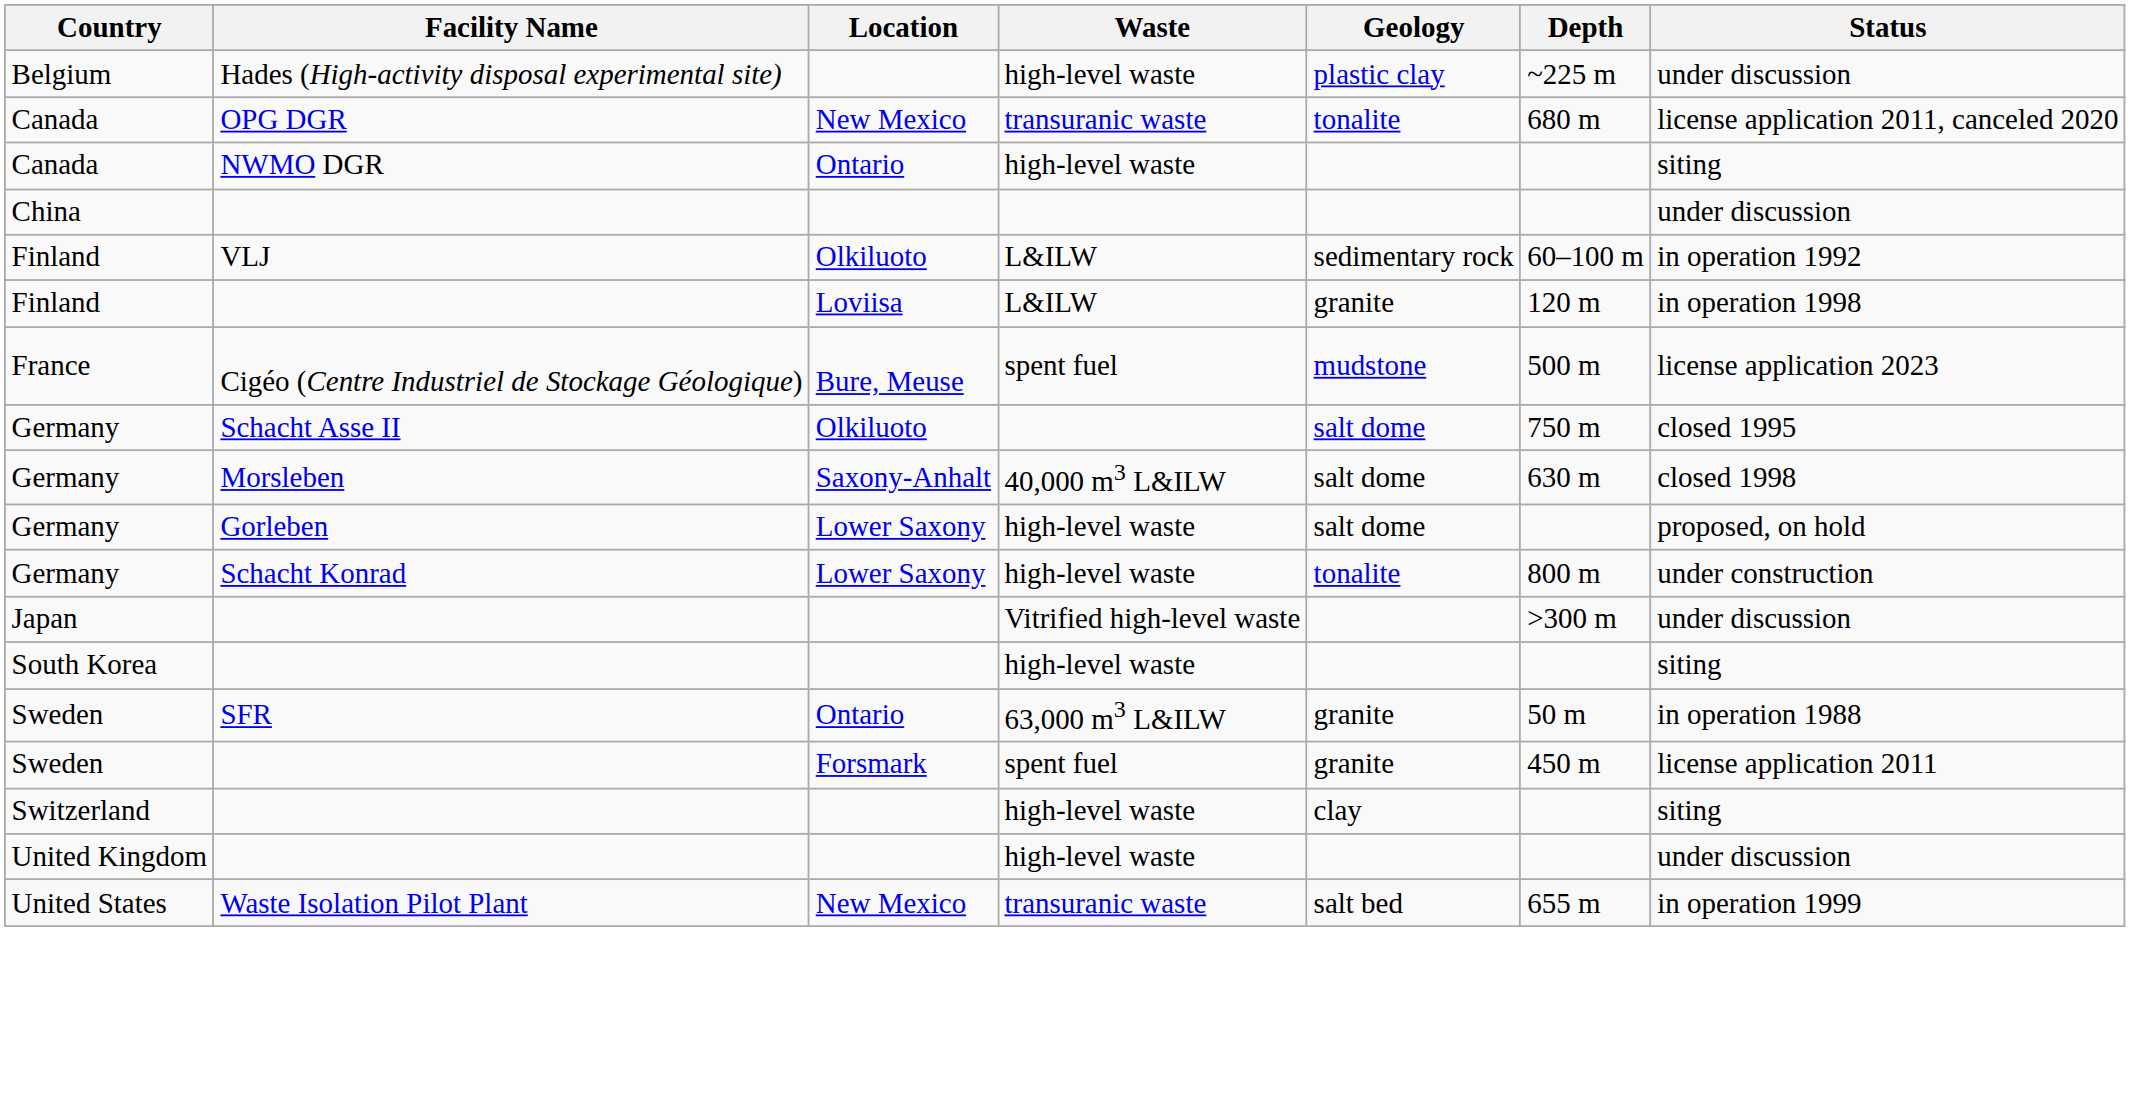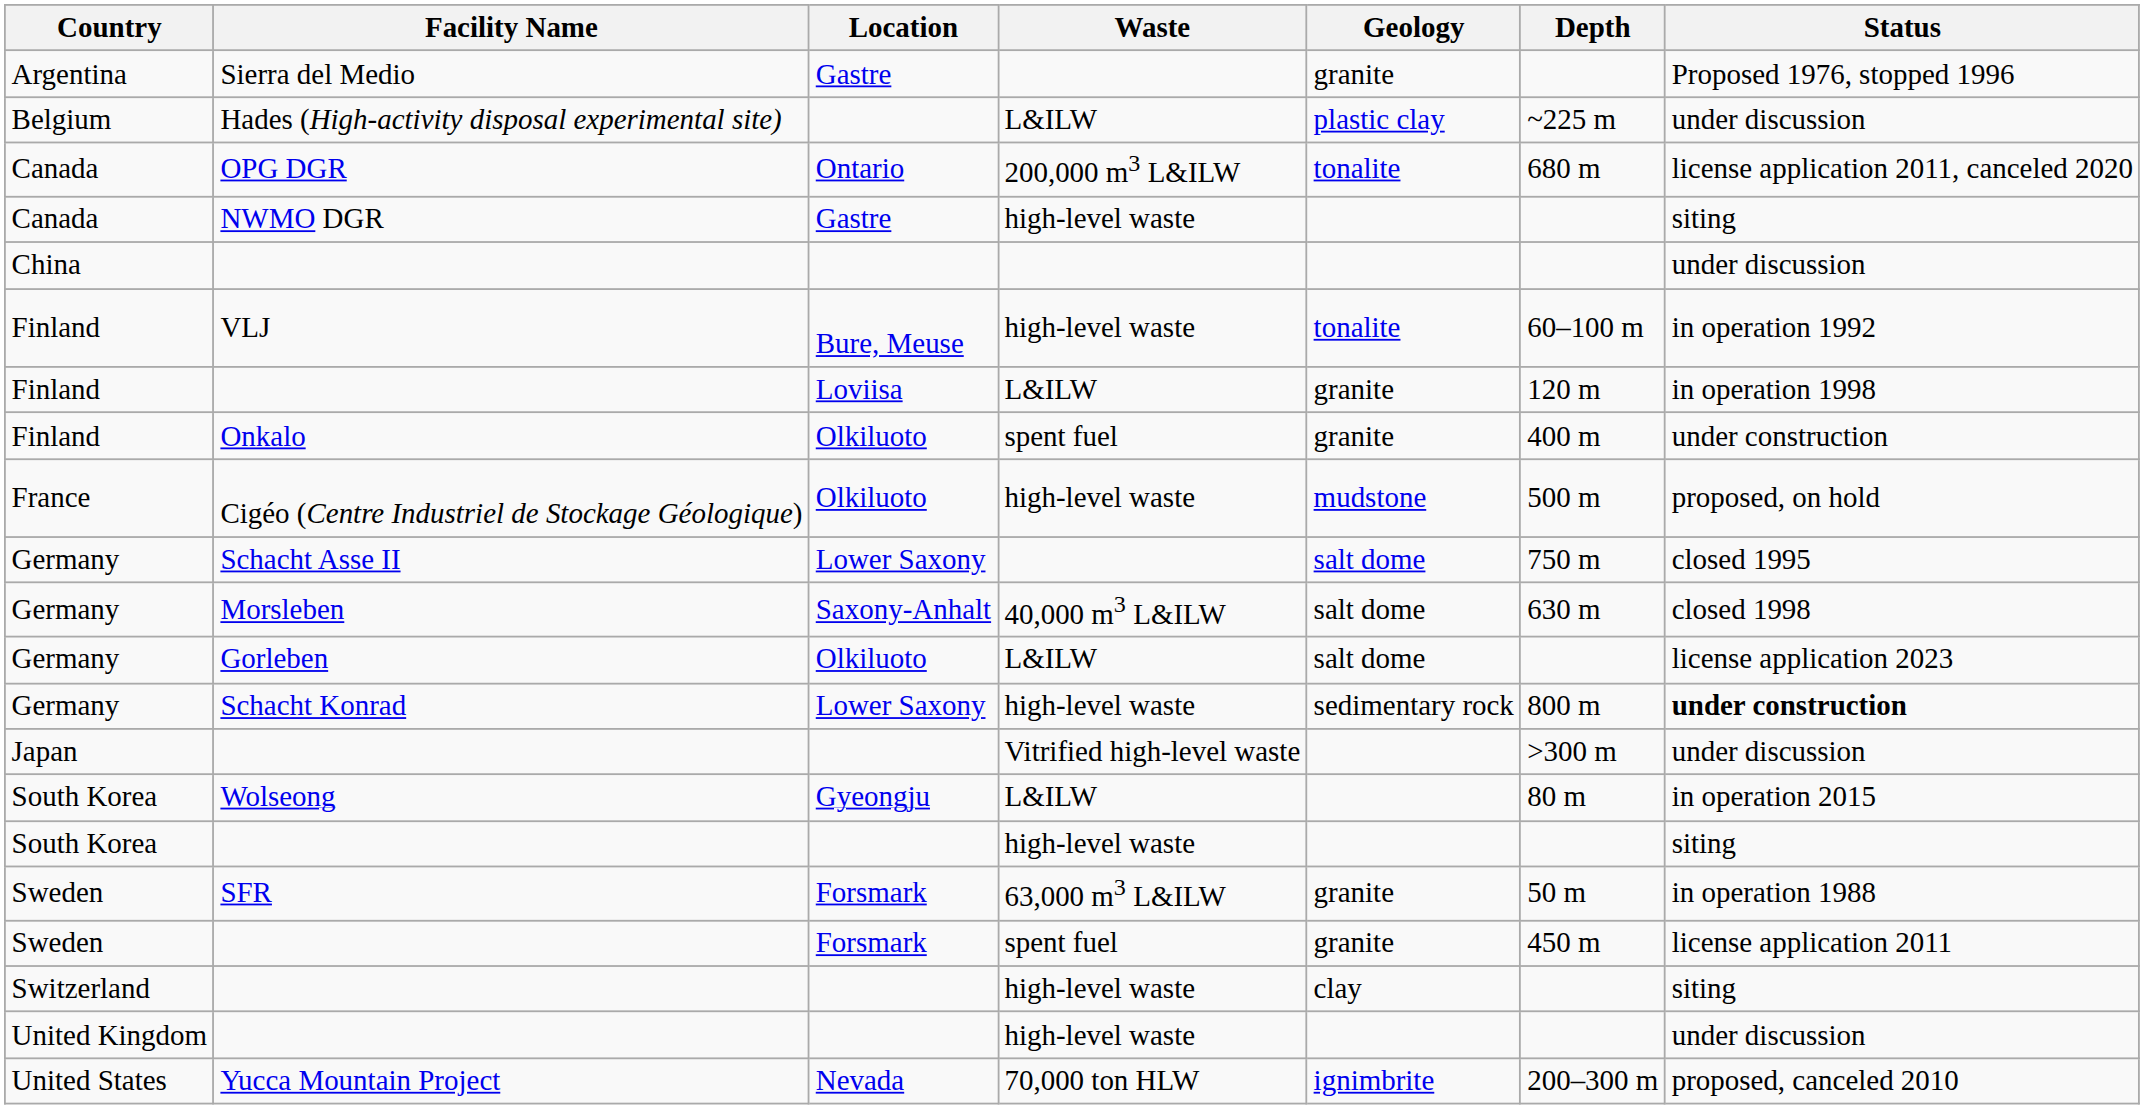+ row: (69, 73)
(1100, 73) high-level waste -> (1051, 119) L&ILW
(891, 119) New Mexico -> (860, 169) Ontario
(1105, 119) transuranic waste -> (1122, 169) 200,000 m3 L&ILW
(860, 165) Ontario -> (854, 219) Gastre
(871, 257) Olkiluoto -> (890, 343) Bure, Meuse
(1051, 257) L&ILW -> (1100, 327) high-level waste
(1414, 257) sedimentary rock -> (1357, 327) tonalite
+ row: (56, 435)
(890, 381) Bure, Meuse -> (871, 497) Olkiluoto
(1061, 365) spent fuel -> (1100, 497) high-level waste
(1798, 365) license application 2023 -> (1776, 497) proposed, on hold
(871, 427) Olkiluoto -> (901, 559) Lower Saxony
(901, 527) Lower Saxony -> (871, 659) Olkiluoto
(1100, 527) high-level waste -> (1051, 659) L&ILW
(1761, 527) proposed, on hold -> (1812, 659) license application 2023
(1357, 573) tonalite -> (1414, 705) sedimentary rock
(1765, 573) normal -> (1789, 705) bold
+ row: (84, 797)
(860, 714) Ontario -> (871, 892) Forsmark
- row: (89, 902)
+ row: (89, 1080)
